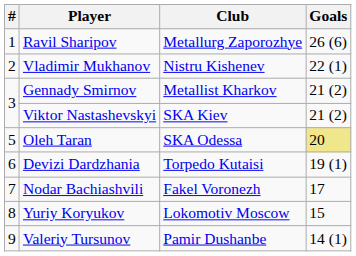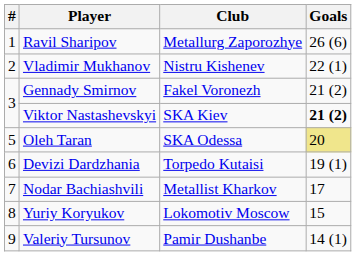(220, 90) Metallist Kharkov -> (212, 90) Fakel Voronezh
(328, 115) normal -> (328, 115) bold
(212, 189) Fakel Voronezh -> (220, 189) Metallist Kharkov
